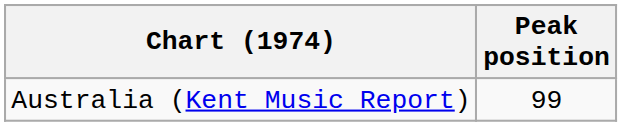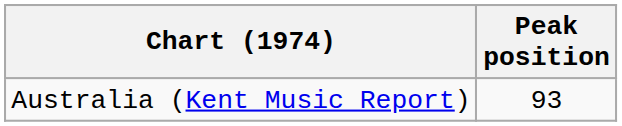(547, 100) 99 -> (547, 100) 93
